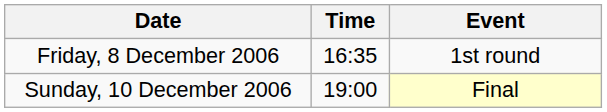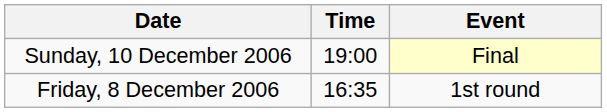rows swapped: (158, 55) <-> (158, 90)
